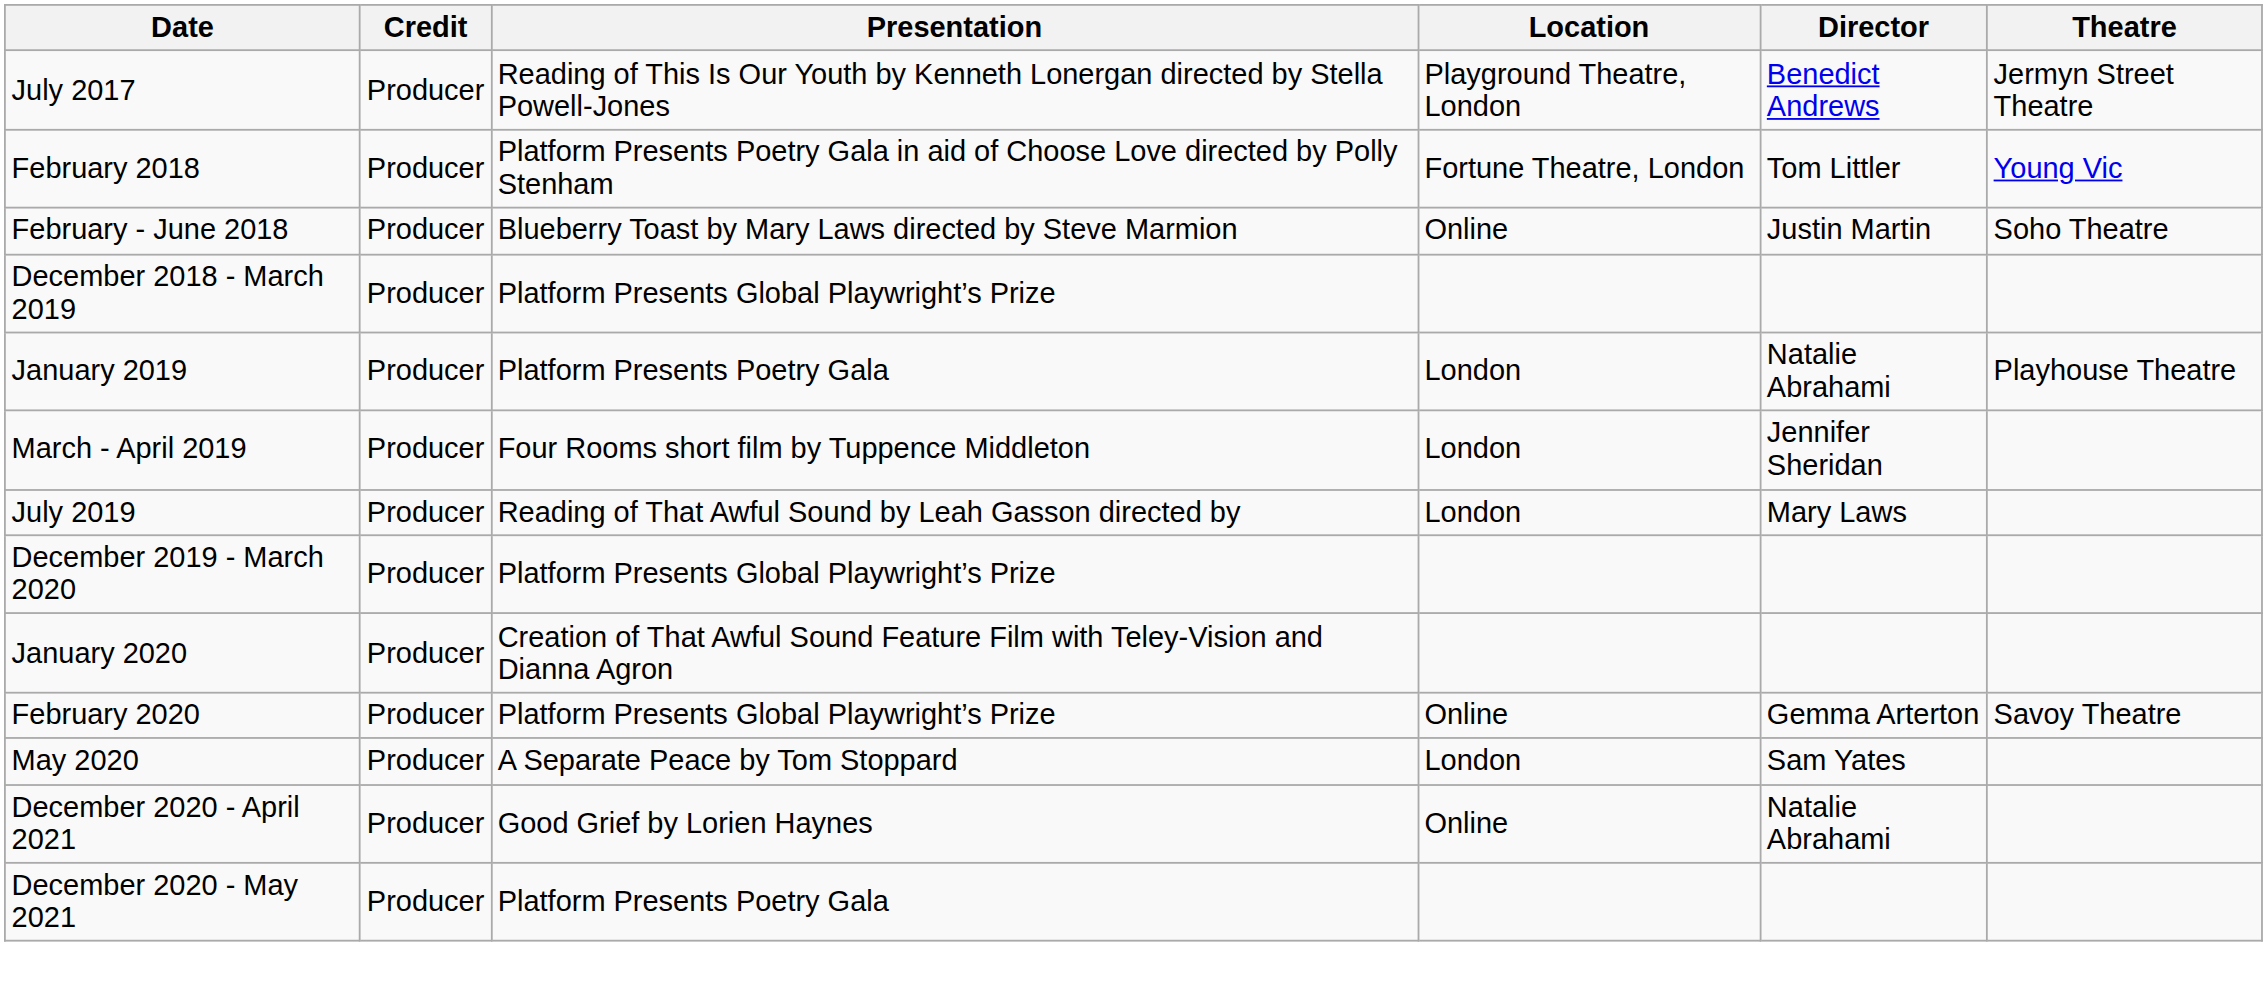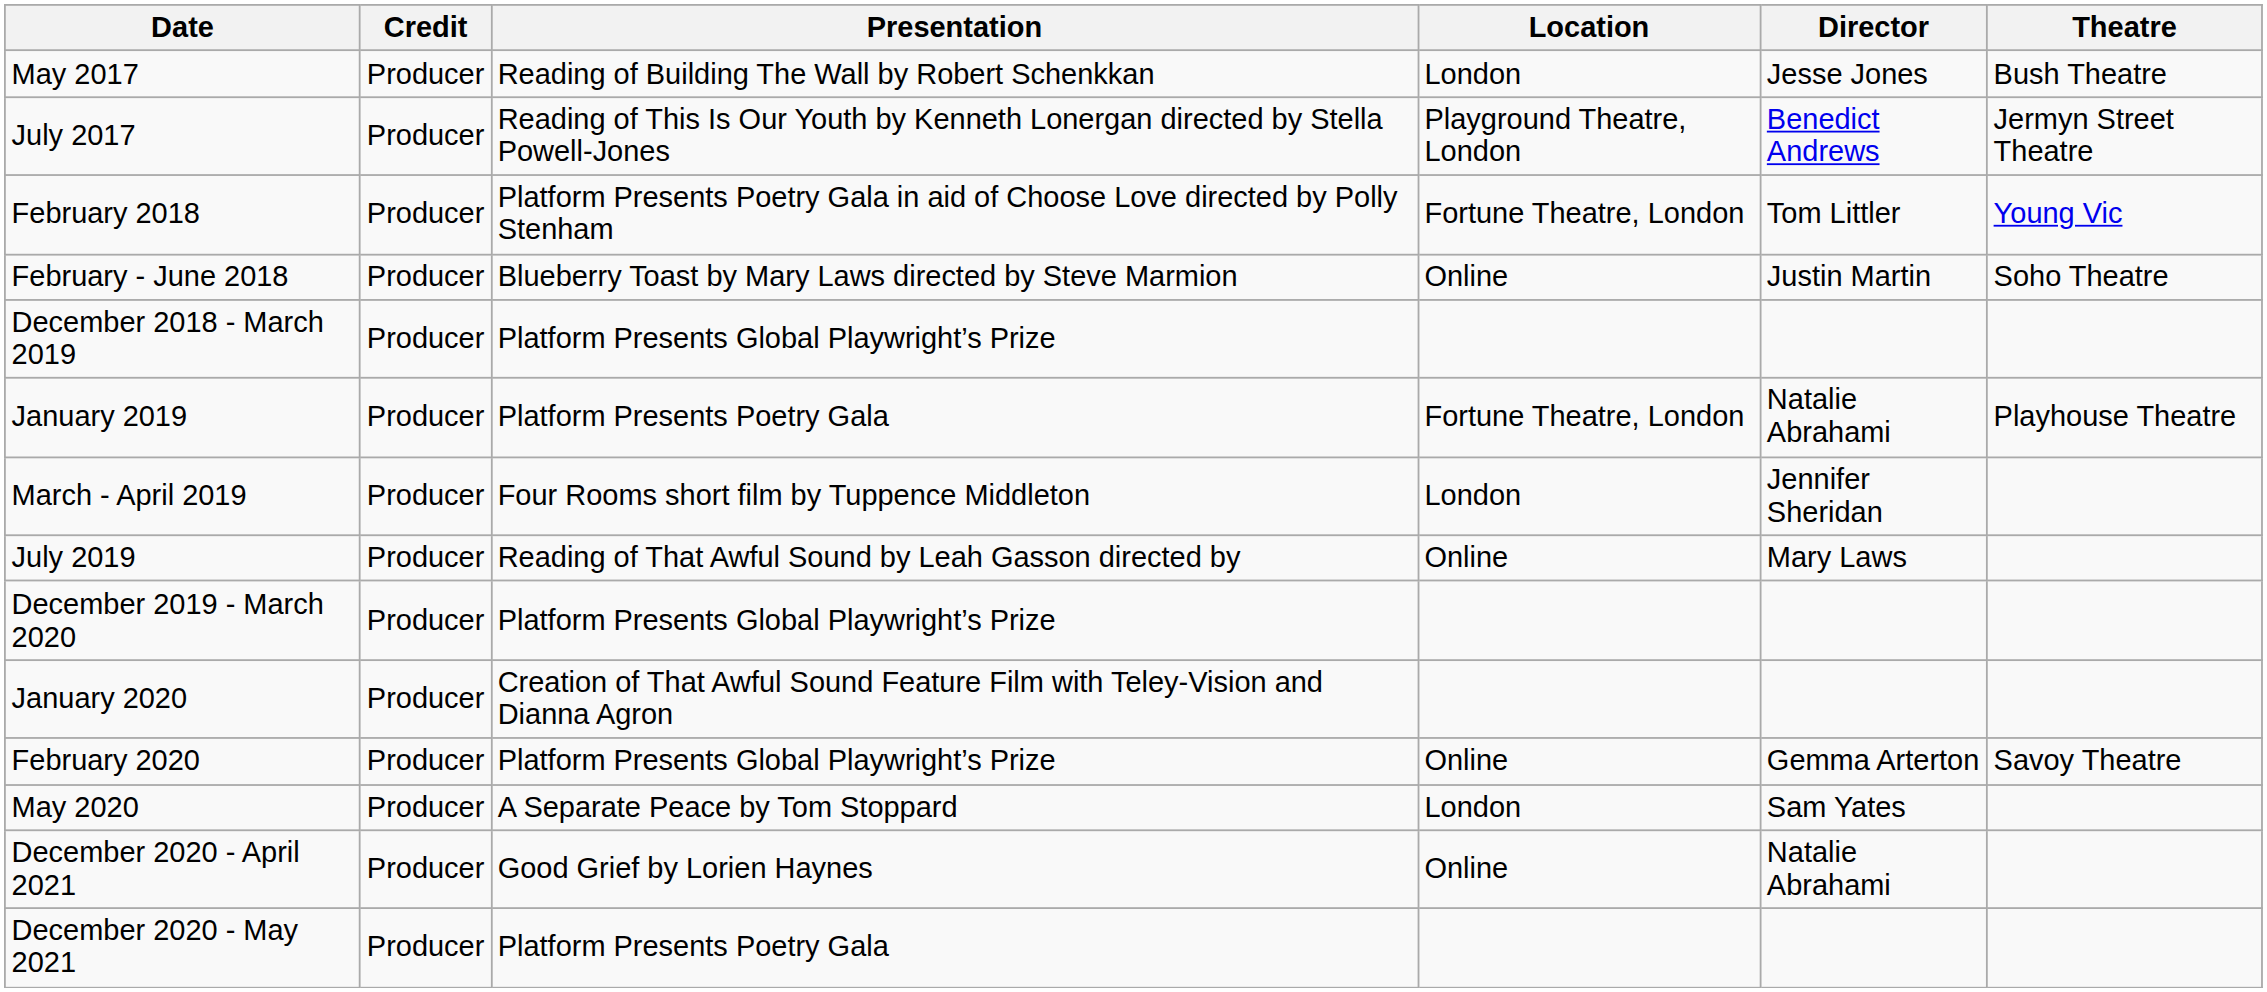+ row: (75, 73)
(1473, 371) London -> (1584, 417) Fortune Theatre, London
(1473, 511) London -> (1466, 557) Online
